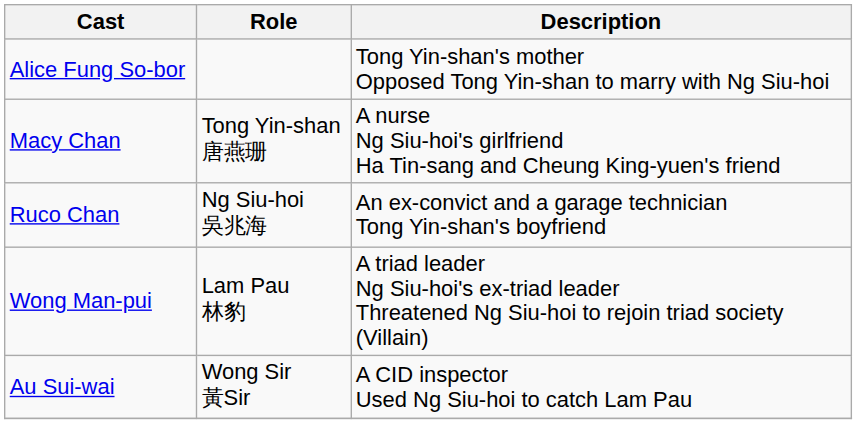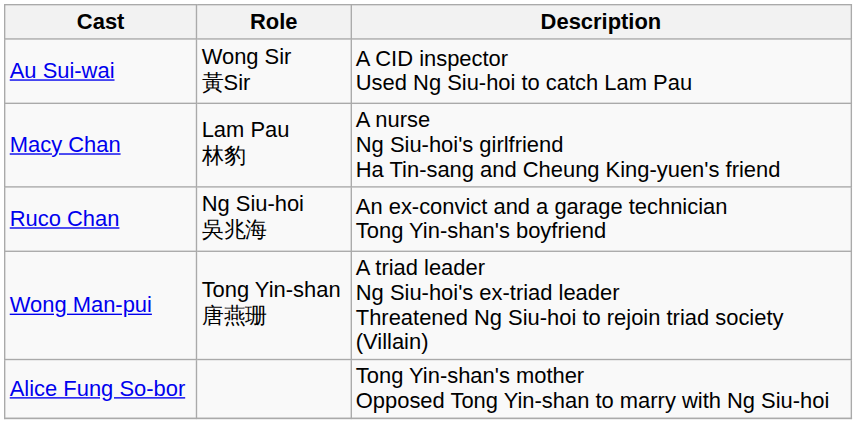rows swapped: (97, 68) <-> (62, 386)
(271, 139) Tong Yin-shan 唐燕珊 -> (246, 143) Lam Pau 林豹
(246, 299) Lam Pau 林豹 -> (271, 303) Tong Yin-shan 唐燕珊
